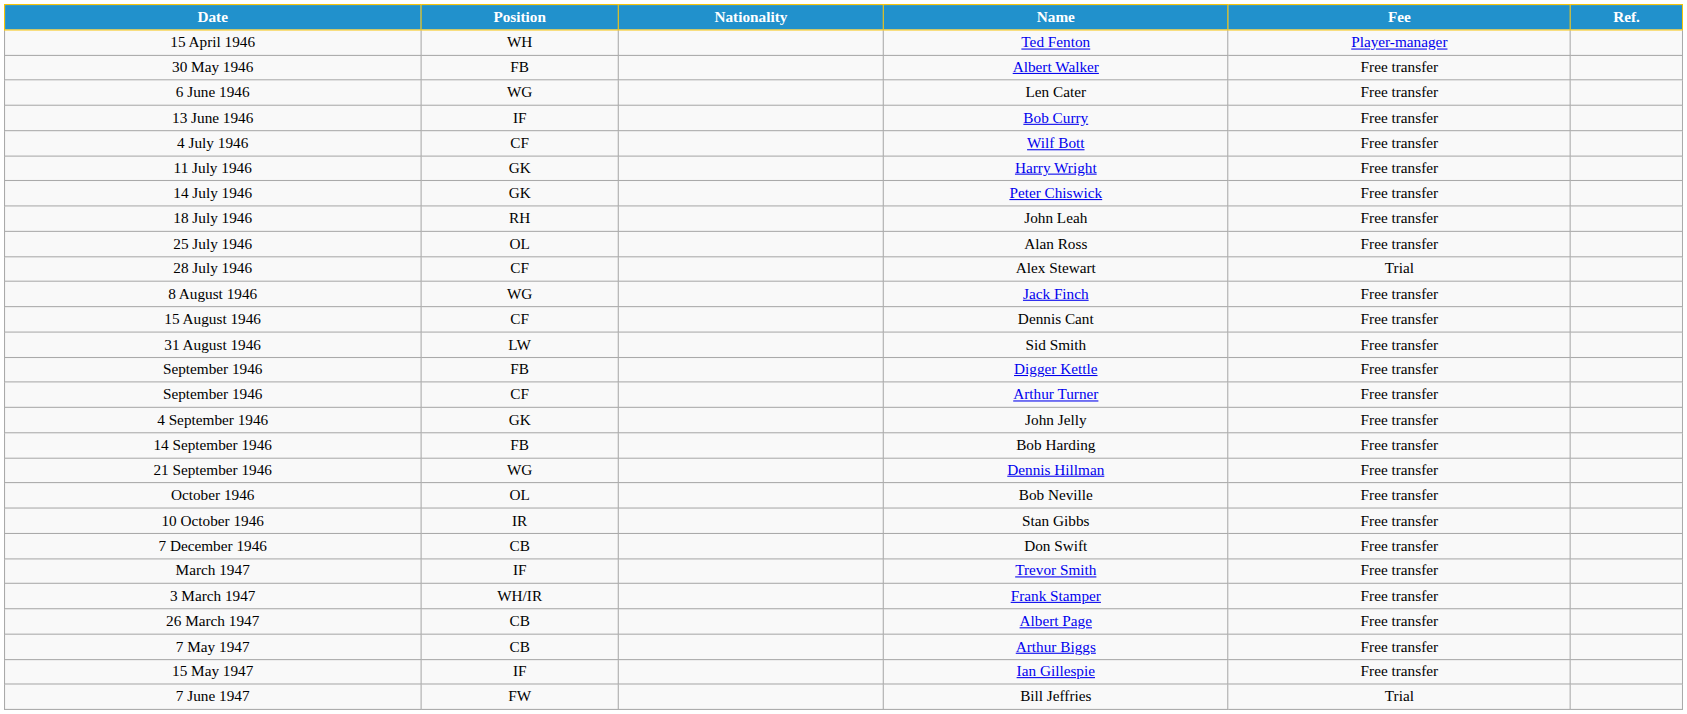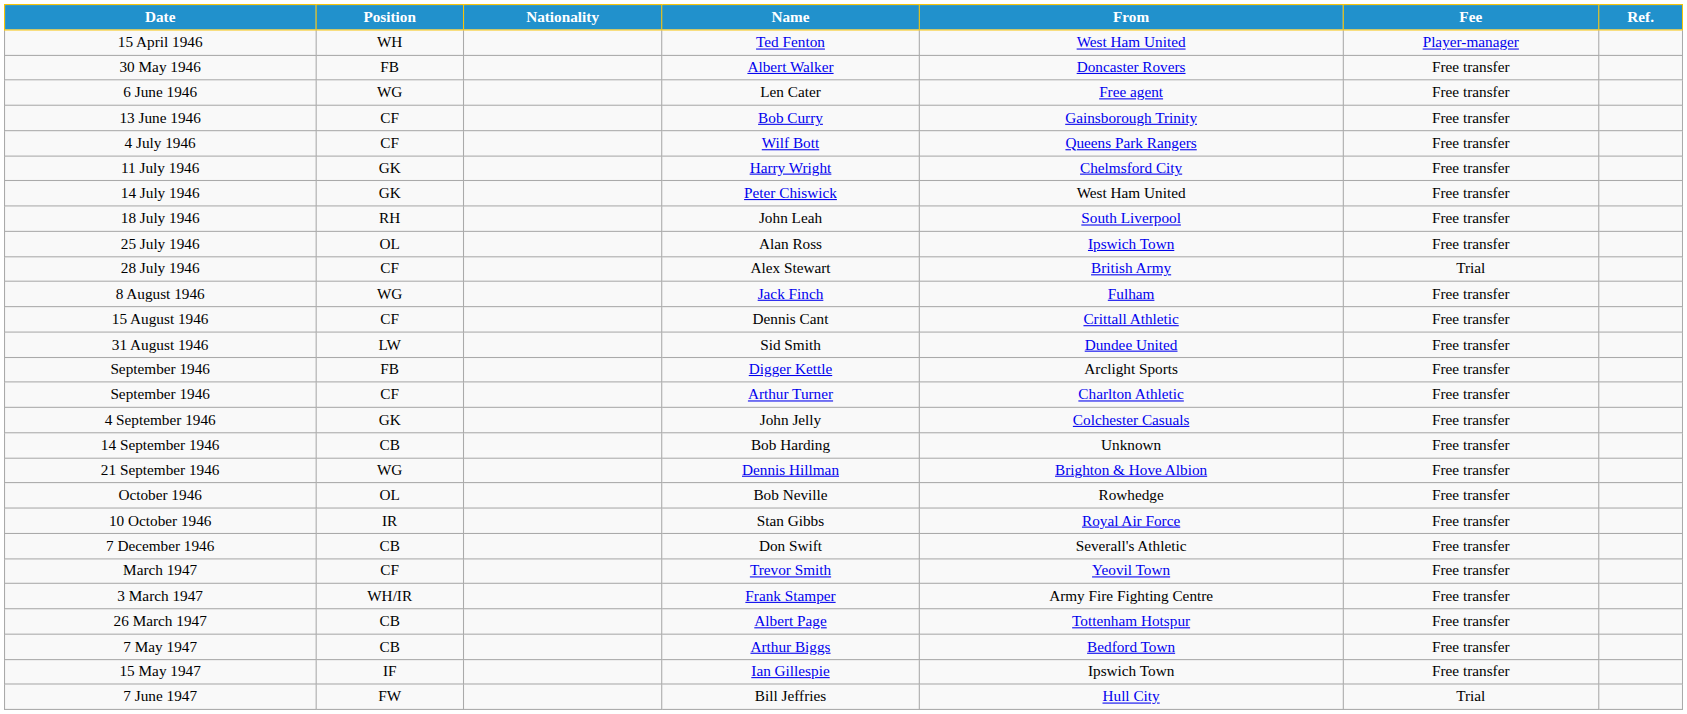+ column: (1131, 17)
(520, 118) IF -> (390, 118) CF
(520, 445) FB -> (390, 445) CB
(520, 571) IF -> (390, 571) CF
